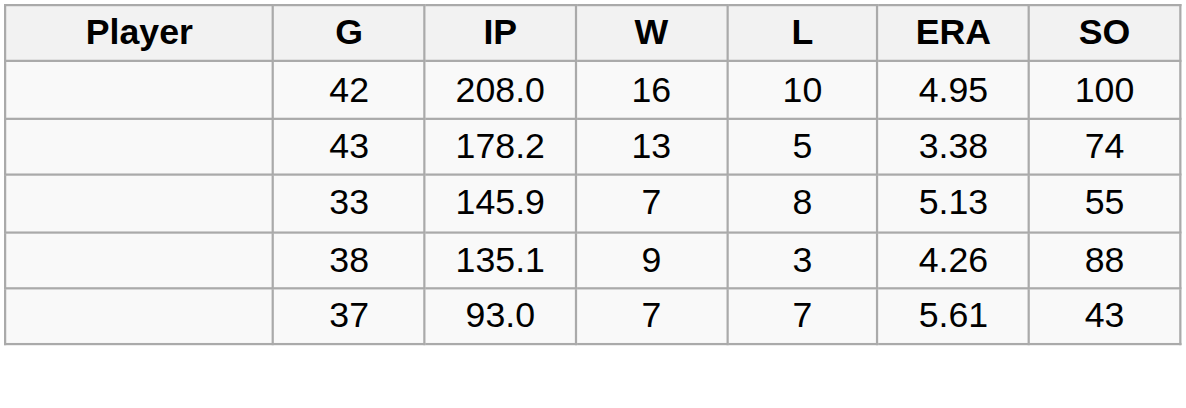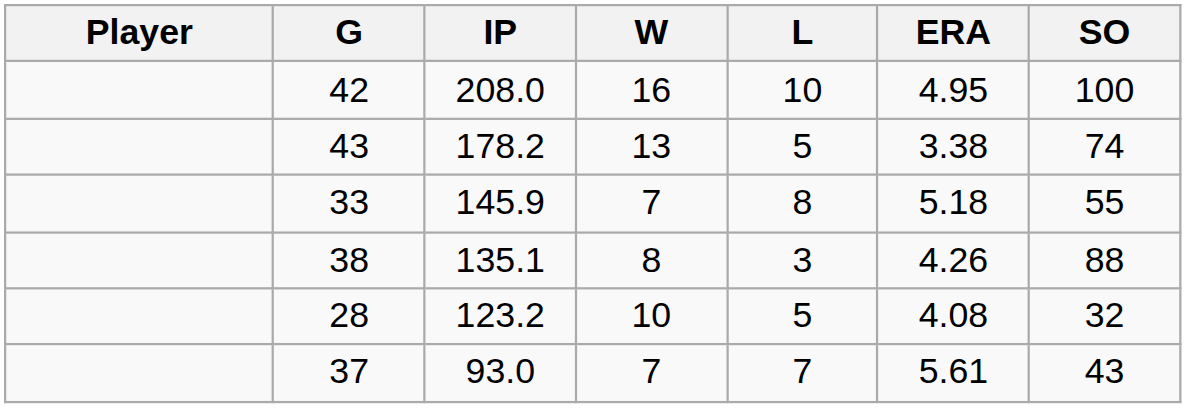(953, 202) 5.13 -> (953, 202) 5.18
(651, 259) 9 -> (651, 259) 8
+ row: (349, 315)
